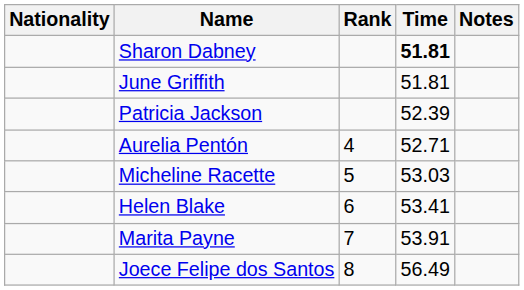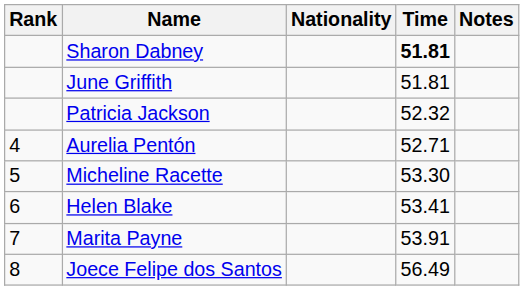columns swapped: (367, 20) <-> (59, 20)
(425, 113) 52.39 -> (425, 113) 52.32
(425, 176) 53.03 -> (425, 176) 53.30
